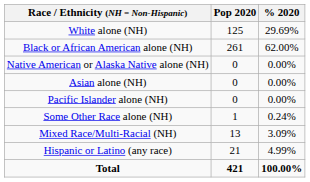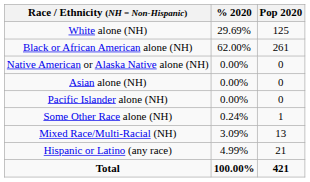columns swapped: (235, 13) <-> (282, 13)
